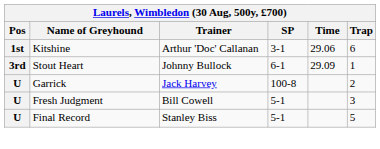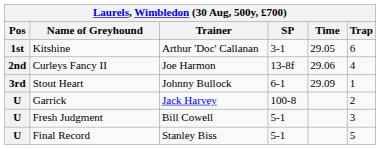(323, 48) 29.06 -> (323, 48) 29.05
+ row: (70, 65)
